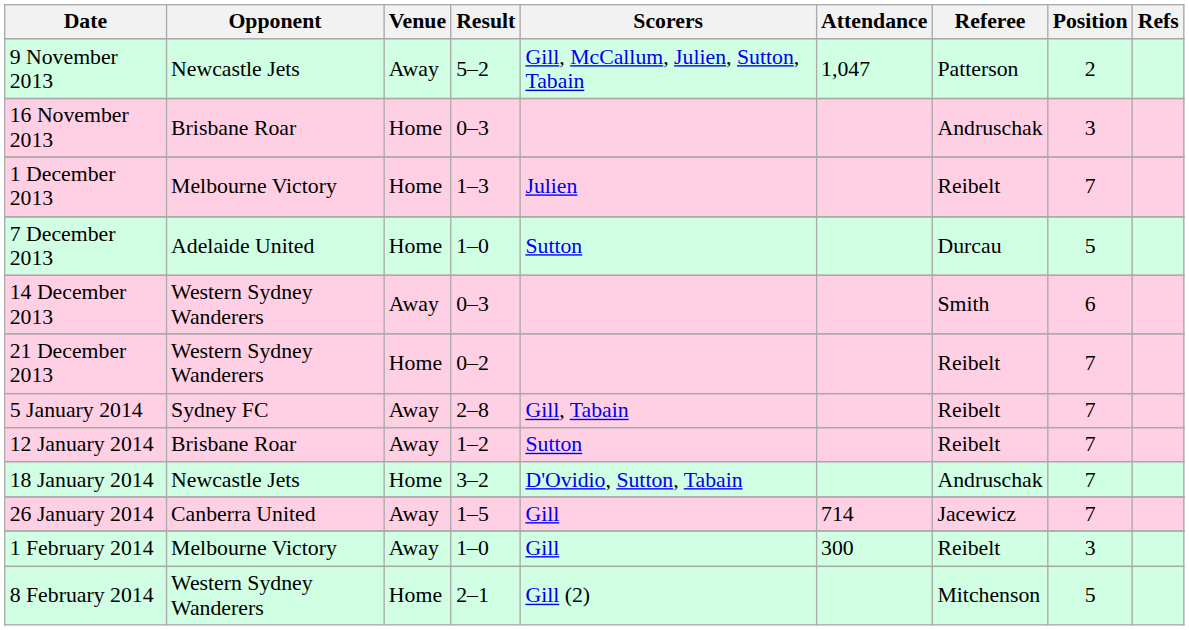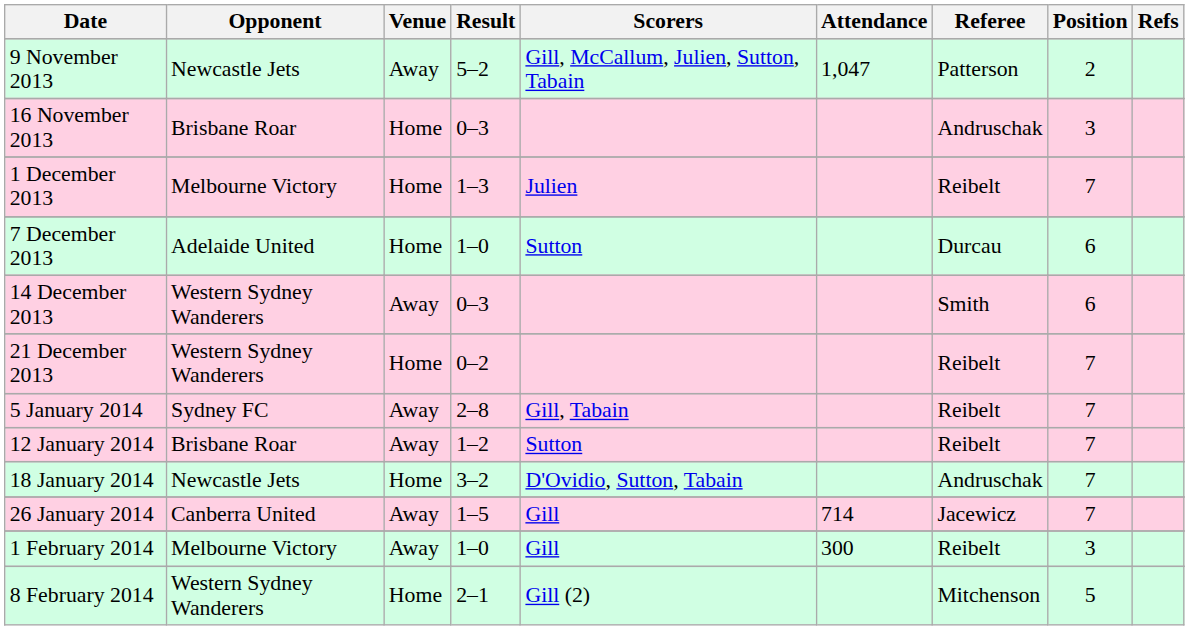(1090, 245) 5 -> (1090, 245) 6
